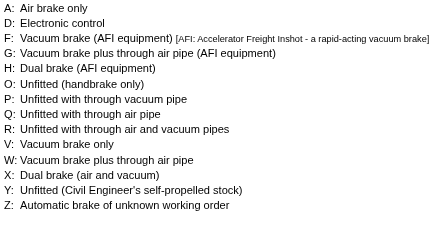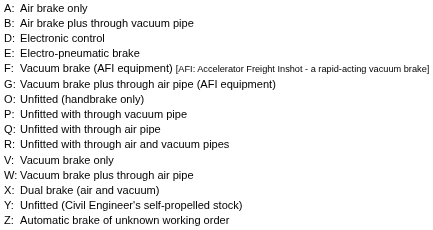+ row: (107, 23)
+ row: (80, 53)
- row: (88, 69)
